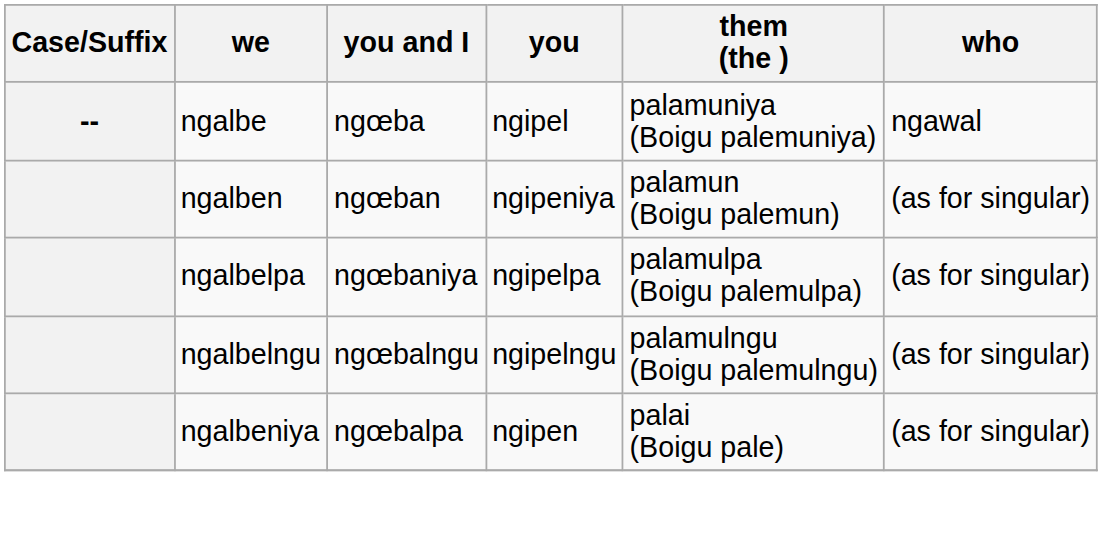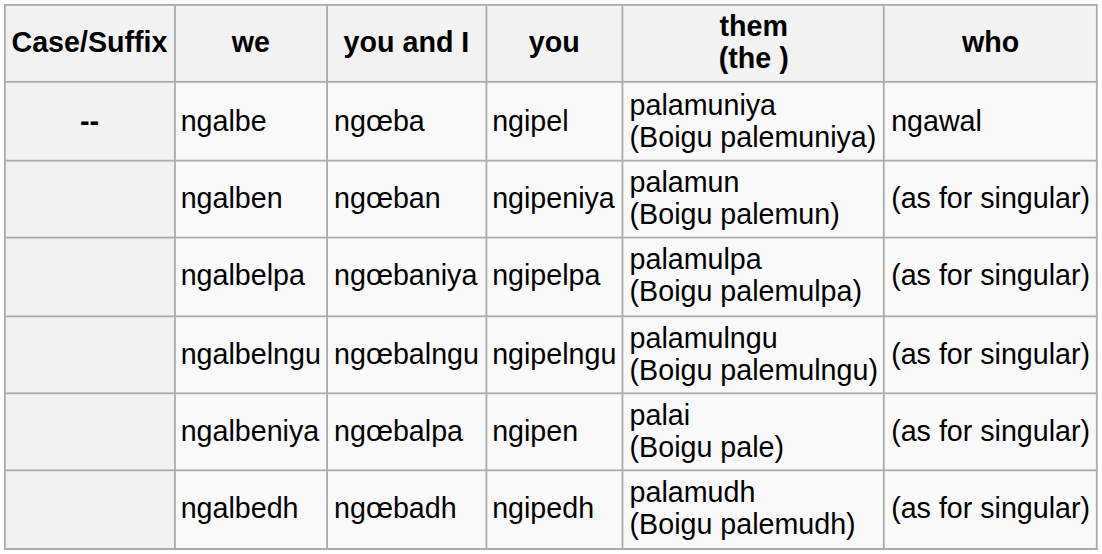+ row: (240, 509)
